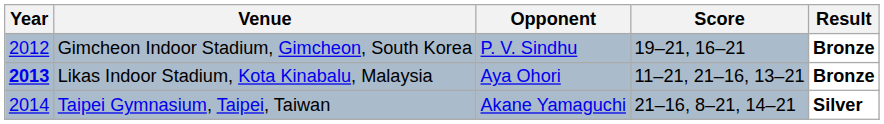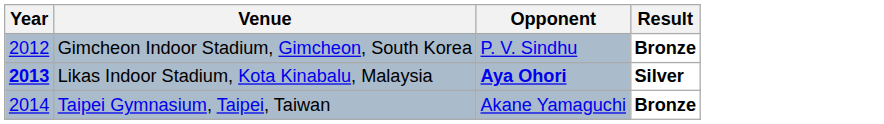- column: (720, 19)
(521, 77) normal -> (524, 77) bold
(844, 77) Bronze -> (659, 77) Silver
(838, 105) Silver -> (665, 105) Bronze
